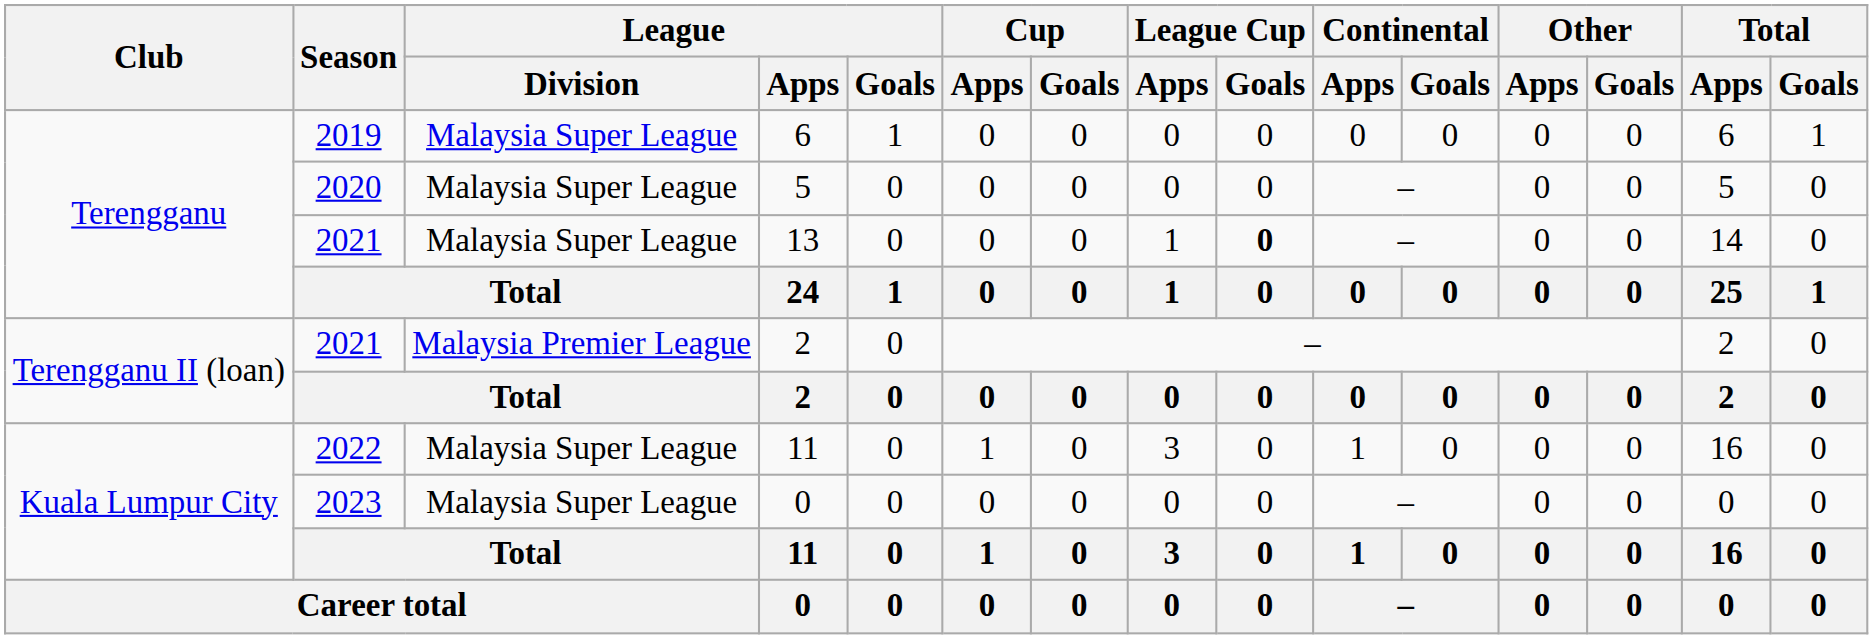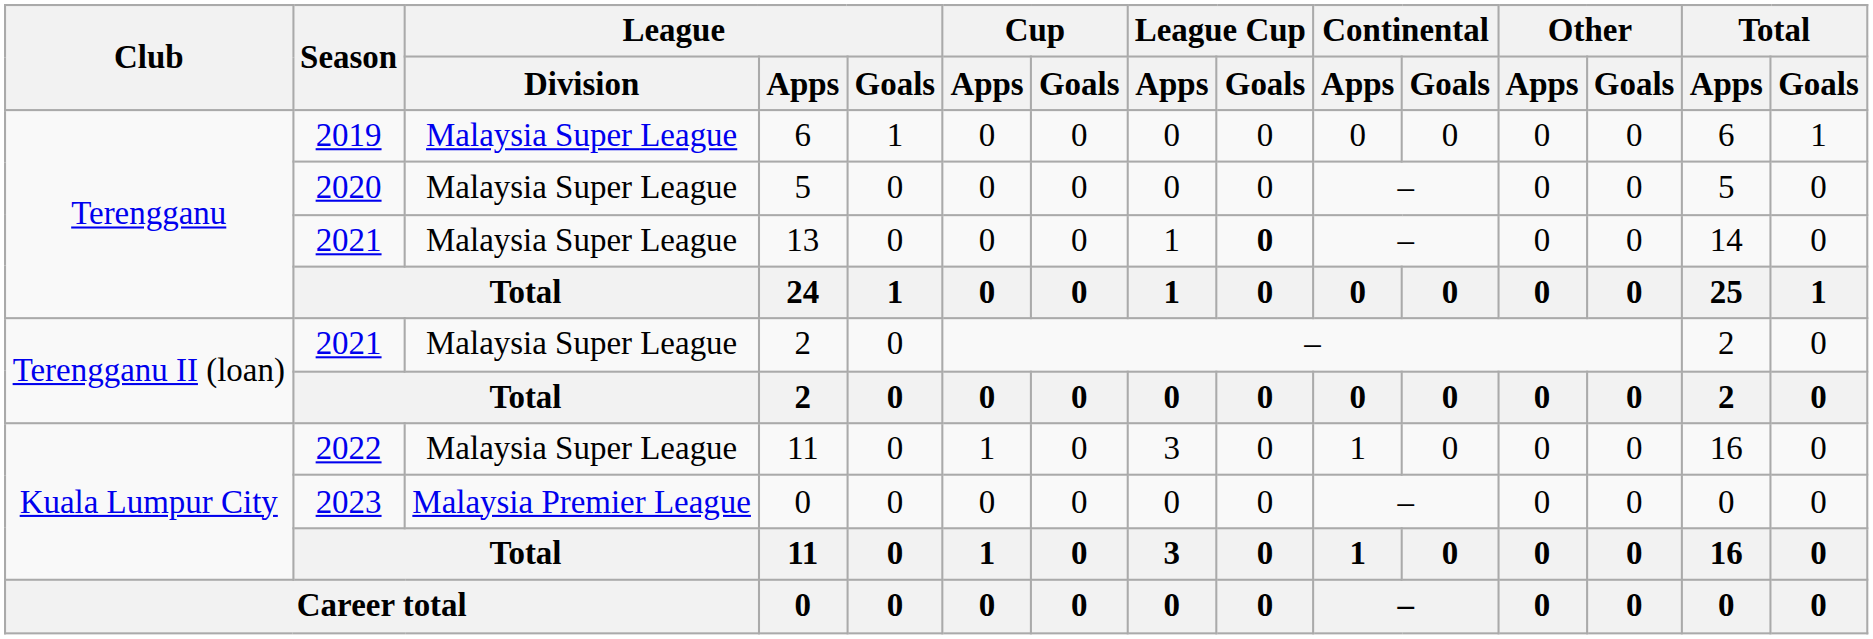(582, 344) Malaysia Premier League -> (582, 344) Malaysia Super League
(582, 501) Malaysia Super League -> (582, 501) Malaysia Premier League
